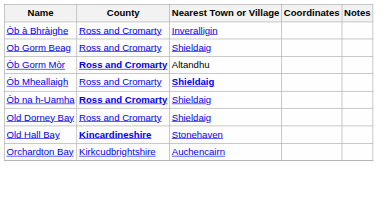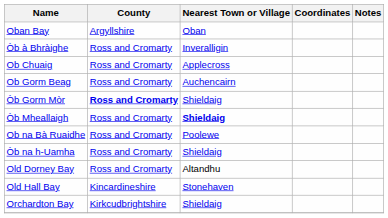+ row: (28, 30)
+ row: (29, 65)
(191, 47) Shieldaig -> (209, 82) Auchencairn
(191, 65) Altandhu -> (202, 100) Shieldaig
+ row: (46, 134)
(123, 100) bold -> (131, 152) normal
(191, 117) Shieldaig -> (201, 169) Altandhu
(115, 134) bold -> (123, 186) normal
(198, 152) Auchencairn -> (202, 204) Shieldaig
